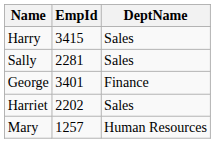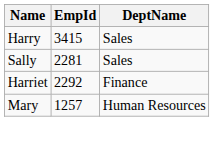- row: (28, 82)
(69, 104) 2202 -> (68, 82) 2292
(119, 104) Sales -> (125, 82) Finance
